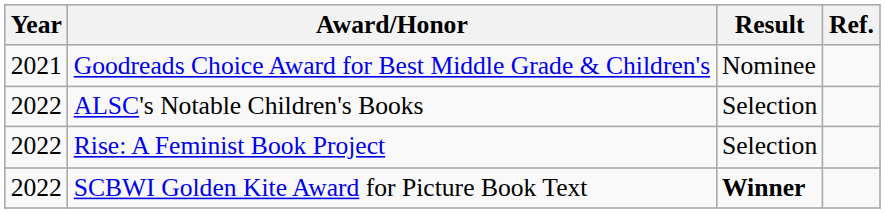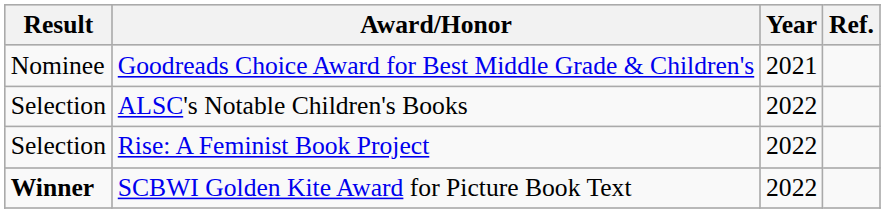columns swapped: (36, 24) <-> (770, 24)
